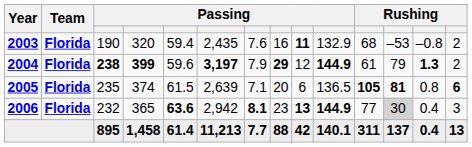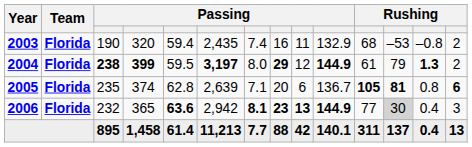(257, 43) 7.6 -> (257, 43) 7.4
(302, 43) bold -> (302, 43) normal
(180, 65) 59.6 -> (180, 65) 59.5
(257, 65) 7.9 -> (257, 65) 8.0
(180, 87) 61.5 -> (180, 87) 62.8
(334, 87) 136.5 -> (334, 87) 136.7
(281, 109) normal -> (281, 109) bold
